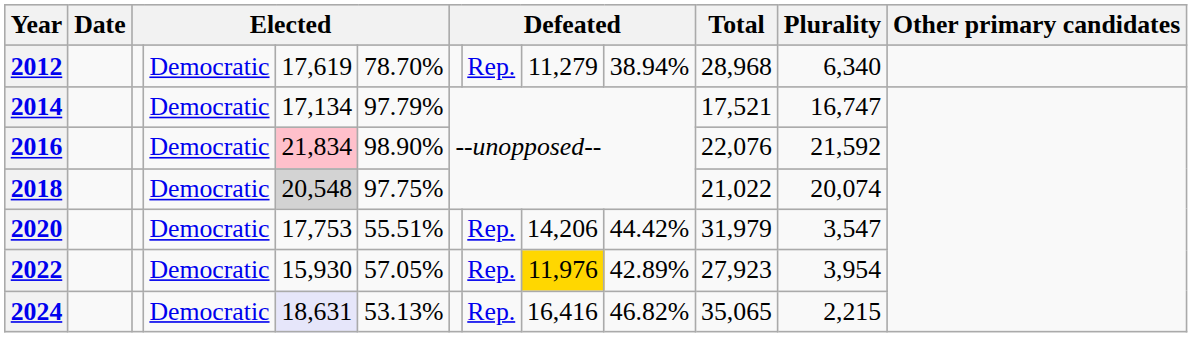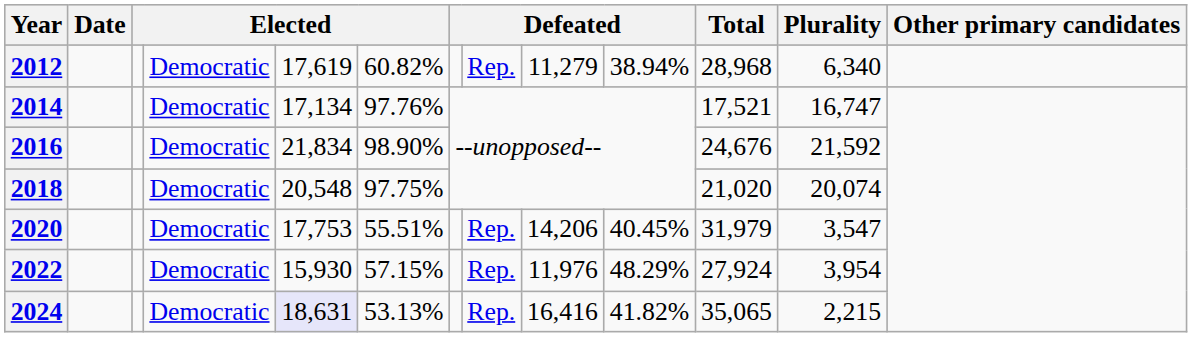(404, 65) 78.70% -> (404, 65) 60.82%
(404, 106) 97.79% -> (404, 106) 97.76%
(317, 147) pink background -> (317, 147) no background
(737, 147) 22,076 -> (737, 147) 24,676
(317, 188) lightgrey background -> (317, 188) no background
(737, 188) 21,022 -> (737, 188) 21,020
(650, 229) 44.42% -> (650, 229) 40.45%
(404, 270) 57.05% -> (404, 270) 57.15%
(563, 270) gold background -> (563, 270) no background
(650, 270) 42.89% -> (650, 270) 48.29%
(737, 270) 27,923 -> (737, 270) 27,924
(650, 310) 46.82% -> (650, 310) 41.82%
